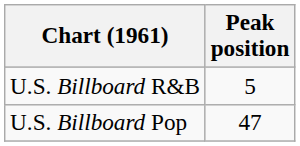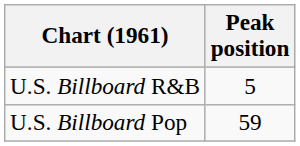(250, 122) 47 -> (250, 122) 59
